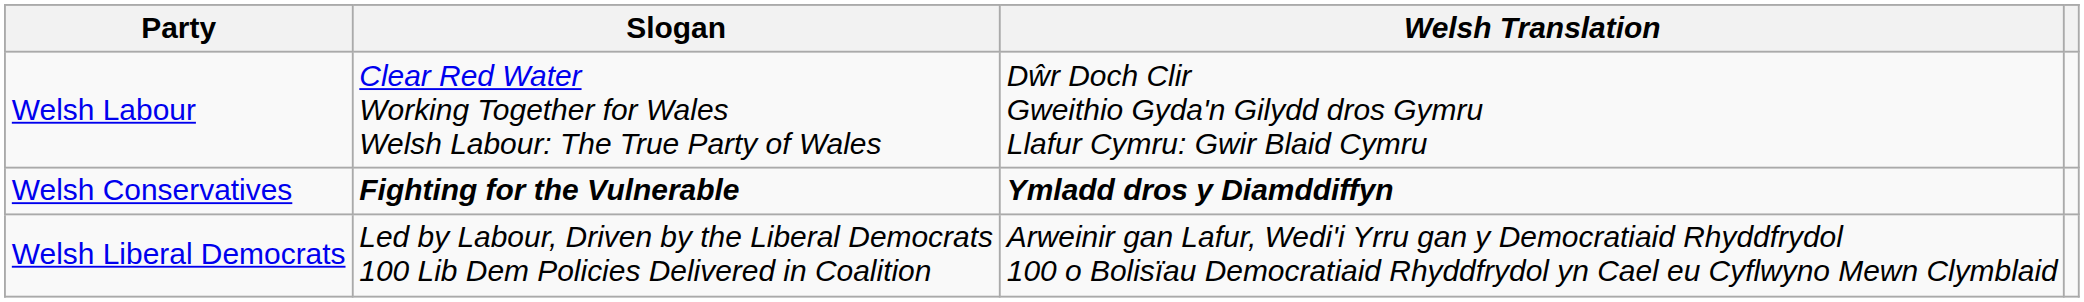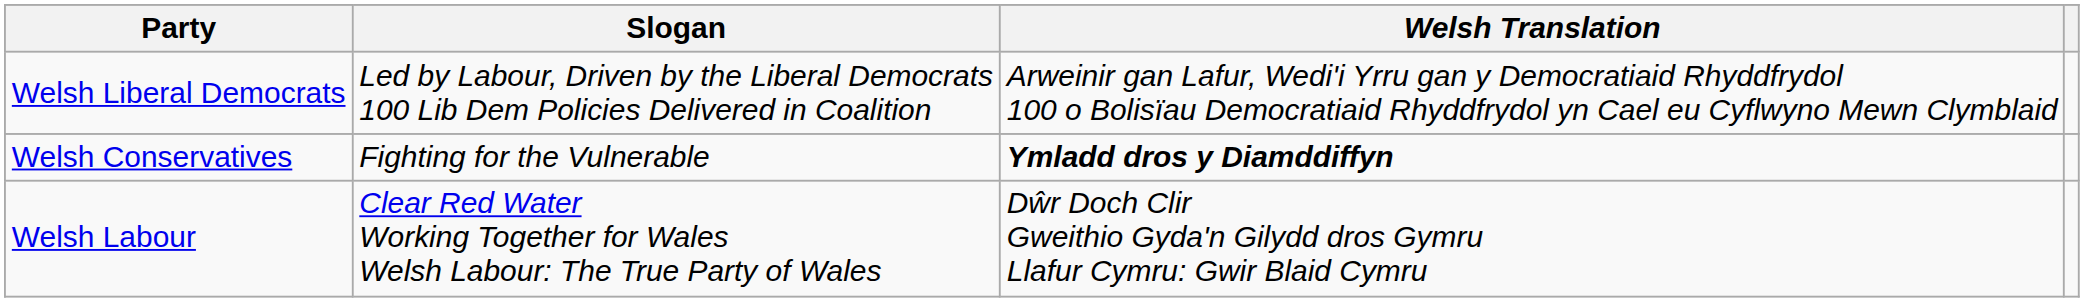rows swapped: (104, 109) <-> (179, 254)
(549, 190) bold -> (535, 156) normal
